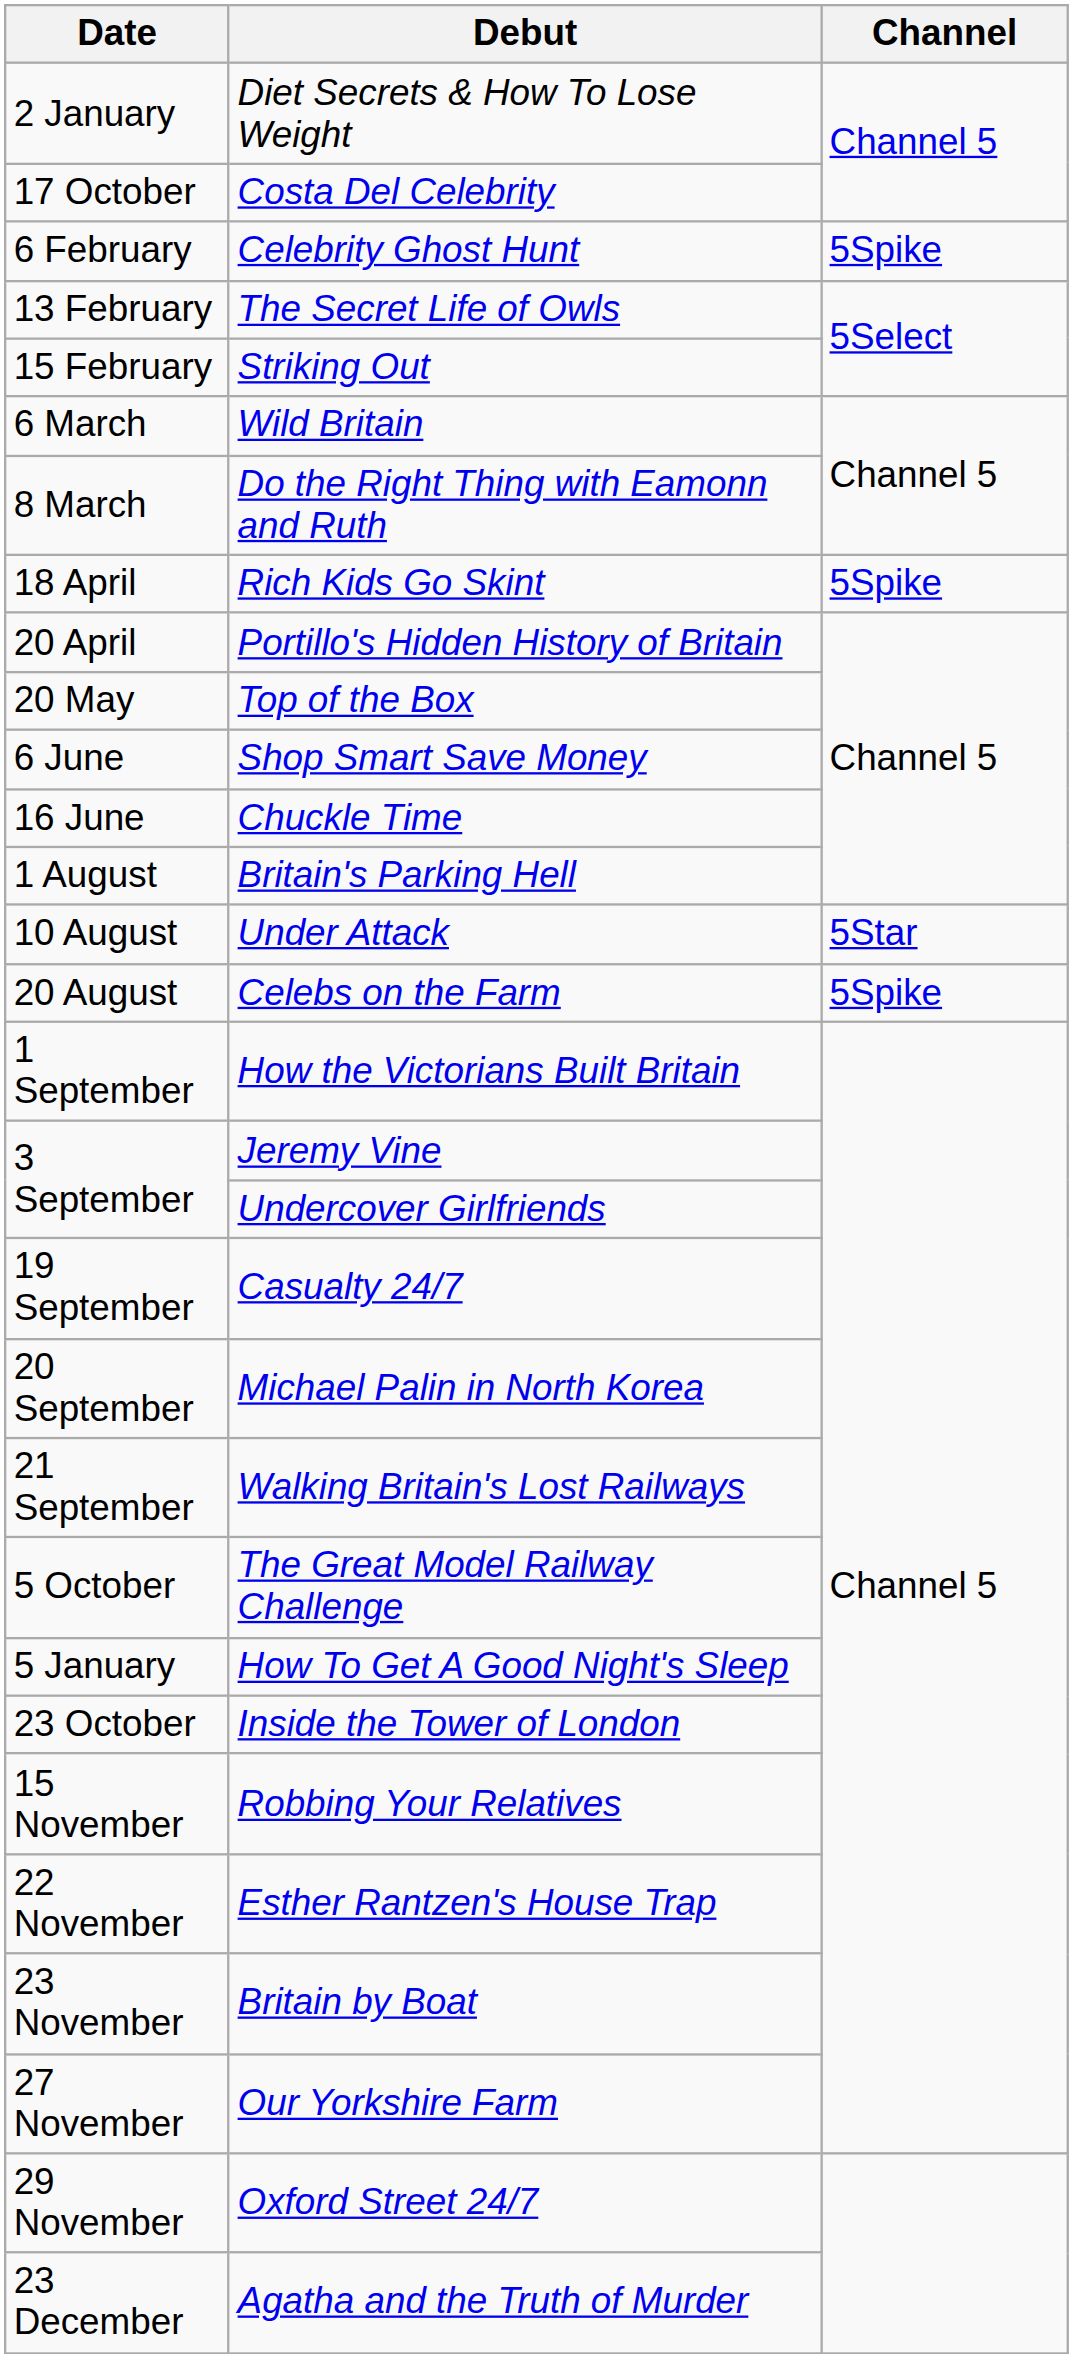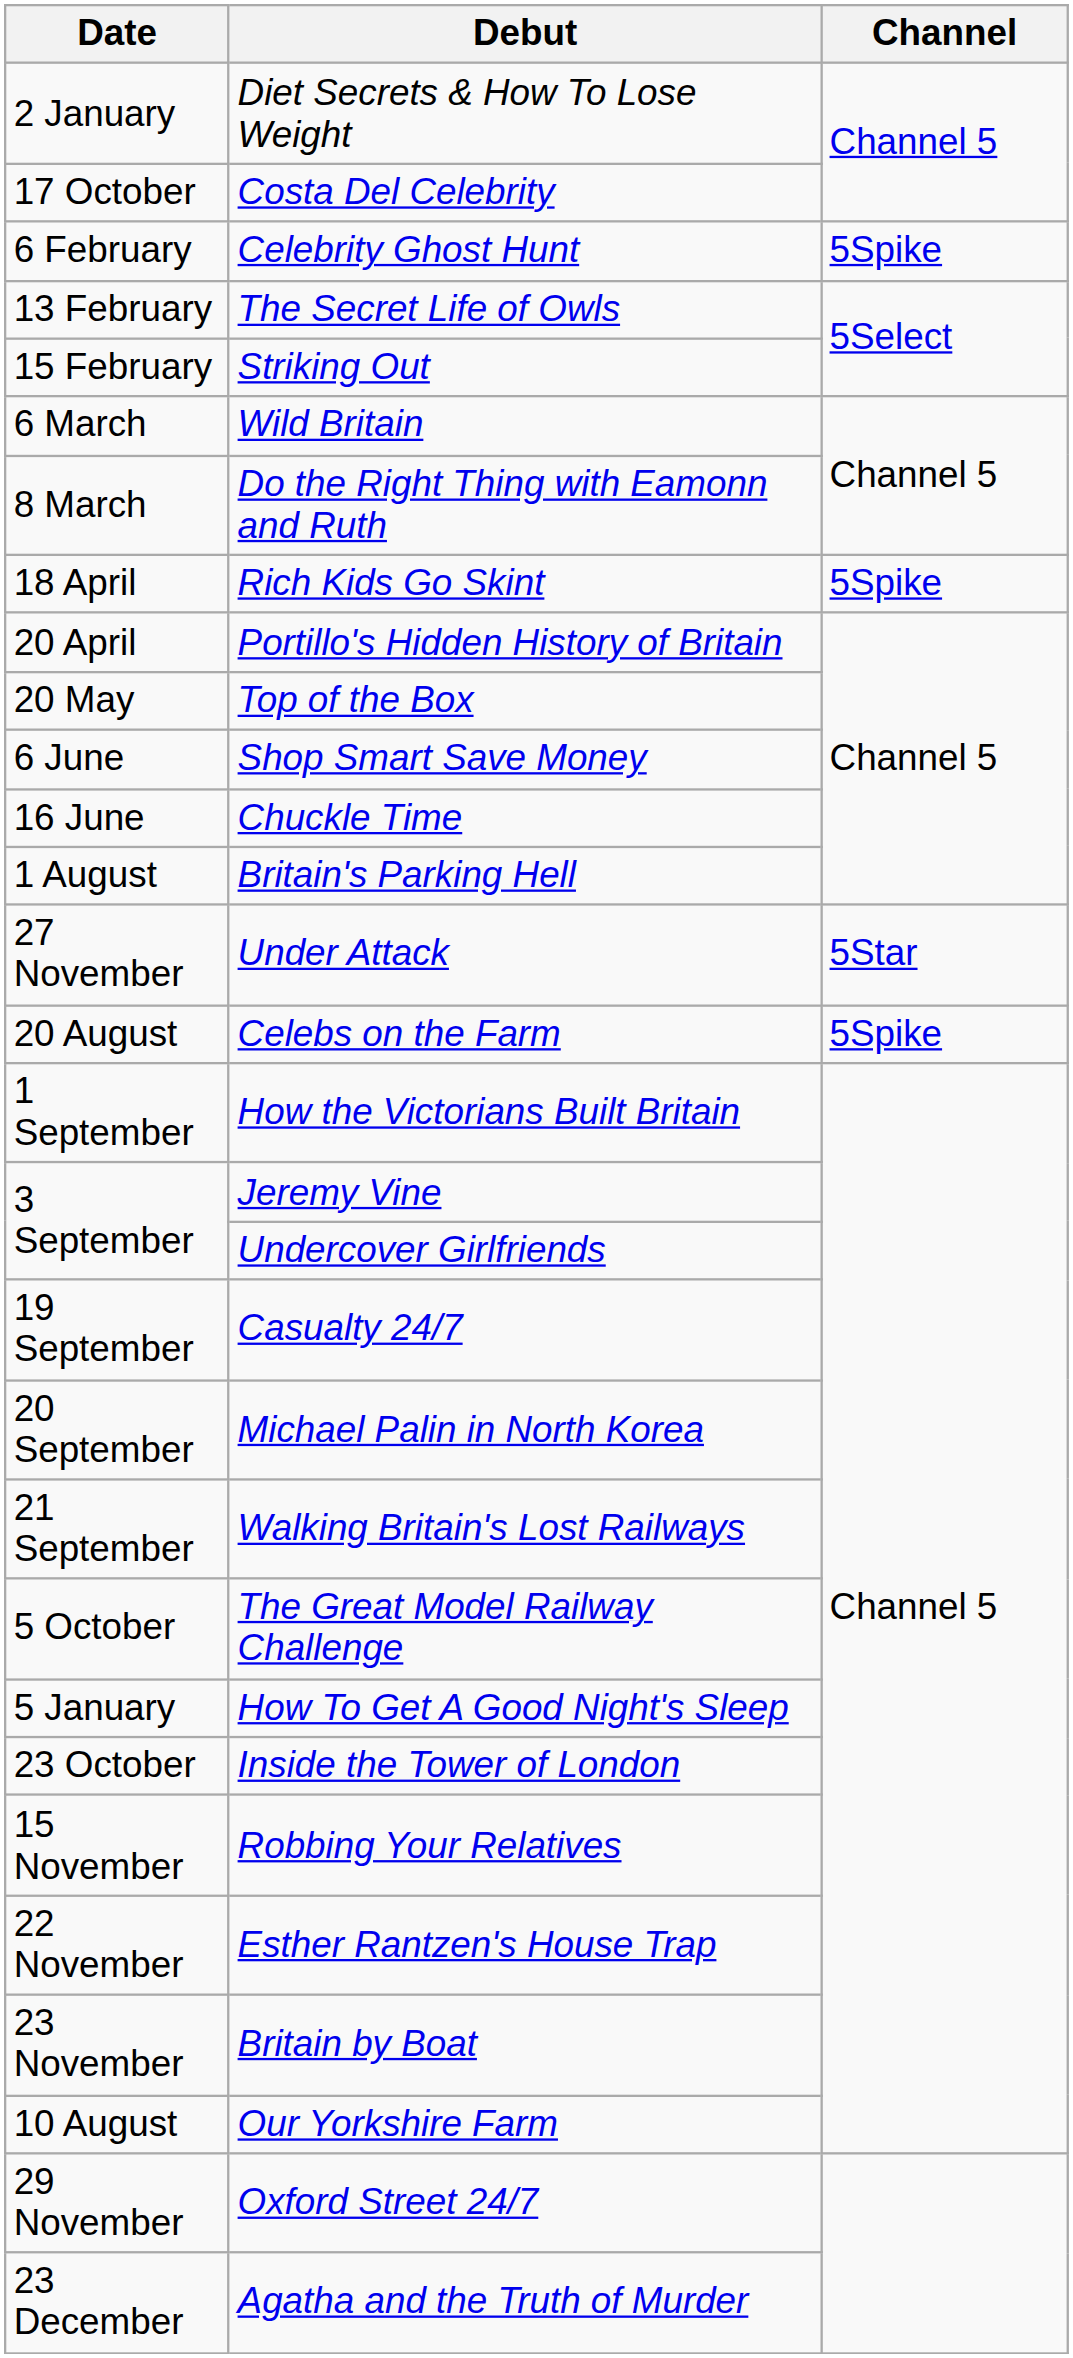(95, 933) 10 August -> (99, 954) 27 November
(99, 2102) 27 November -> (95, 2123) 10 August
